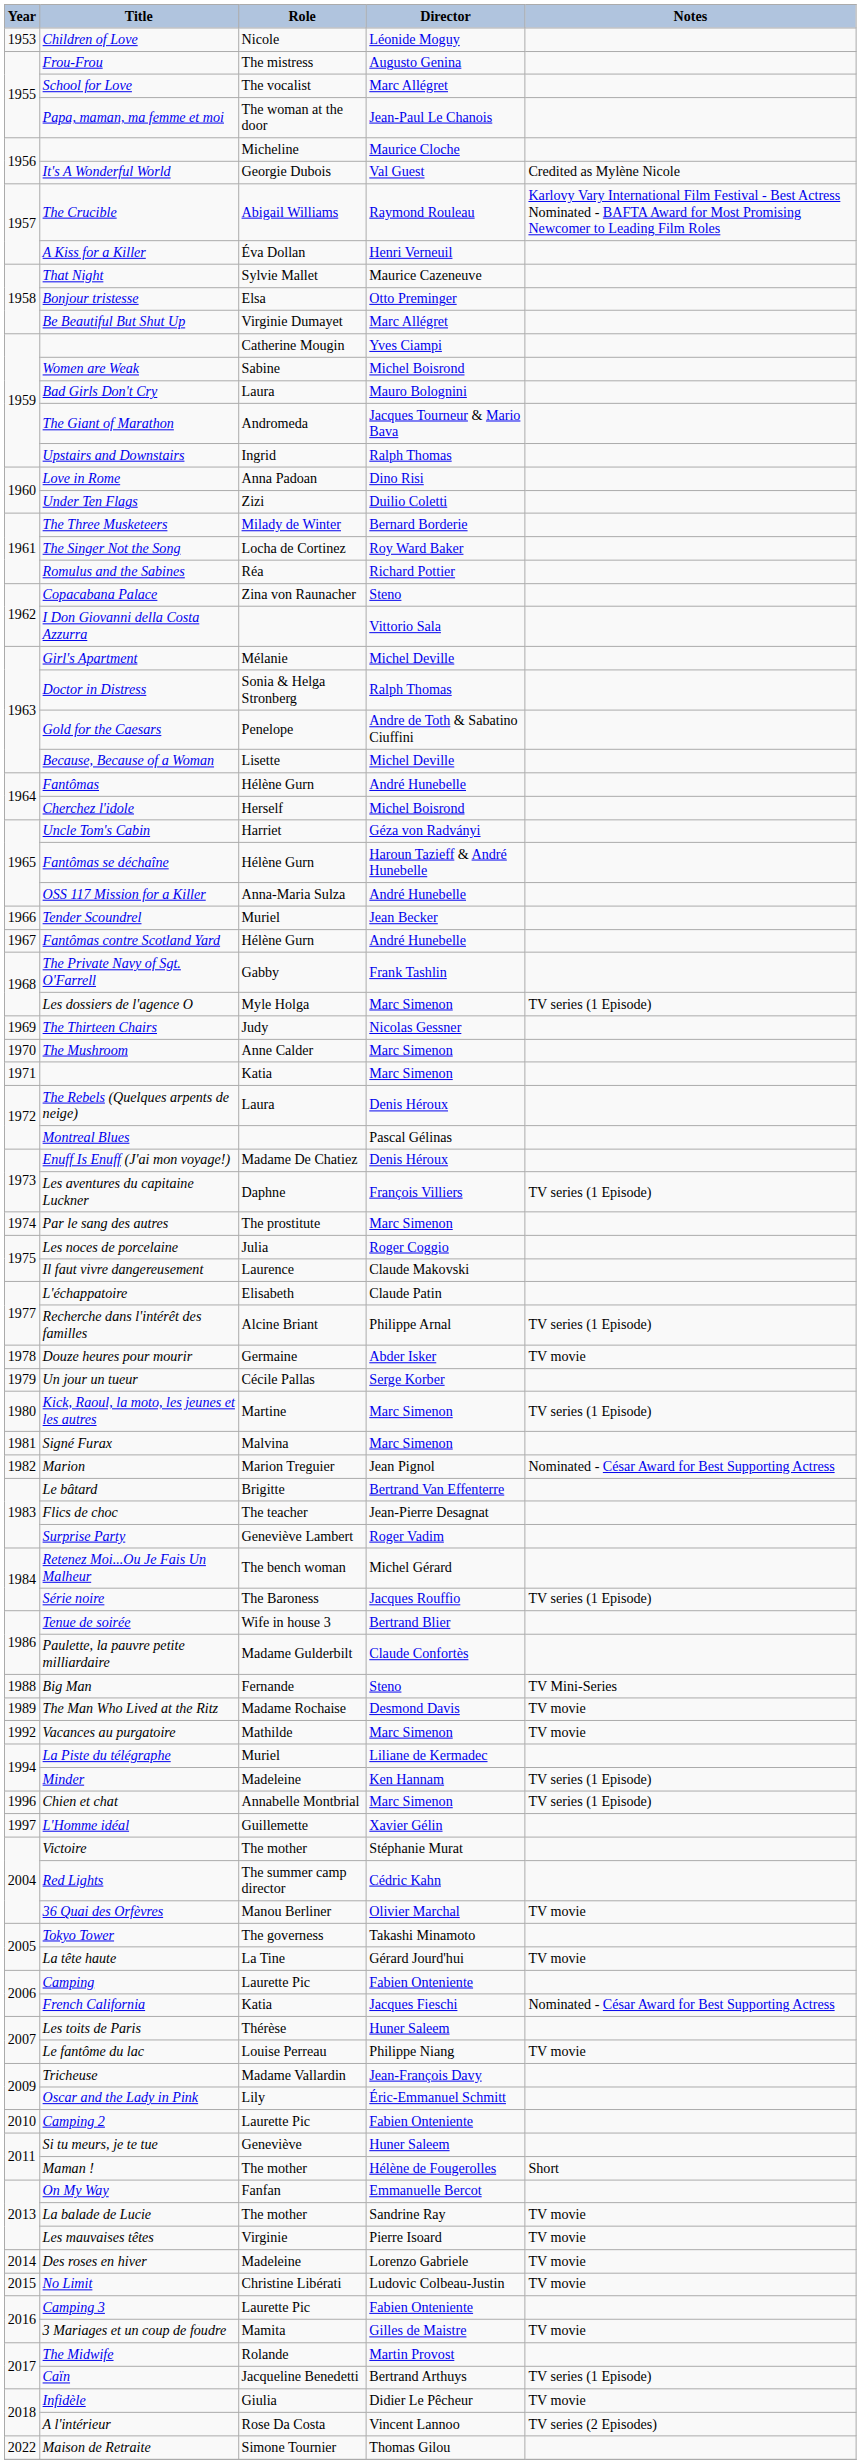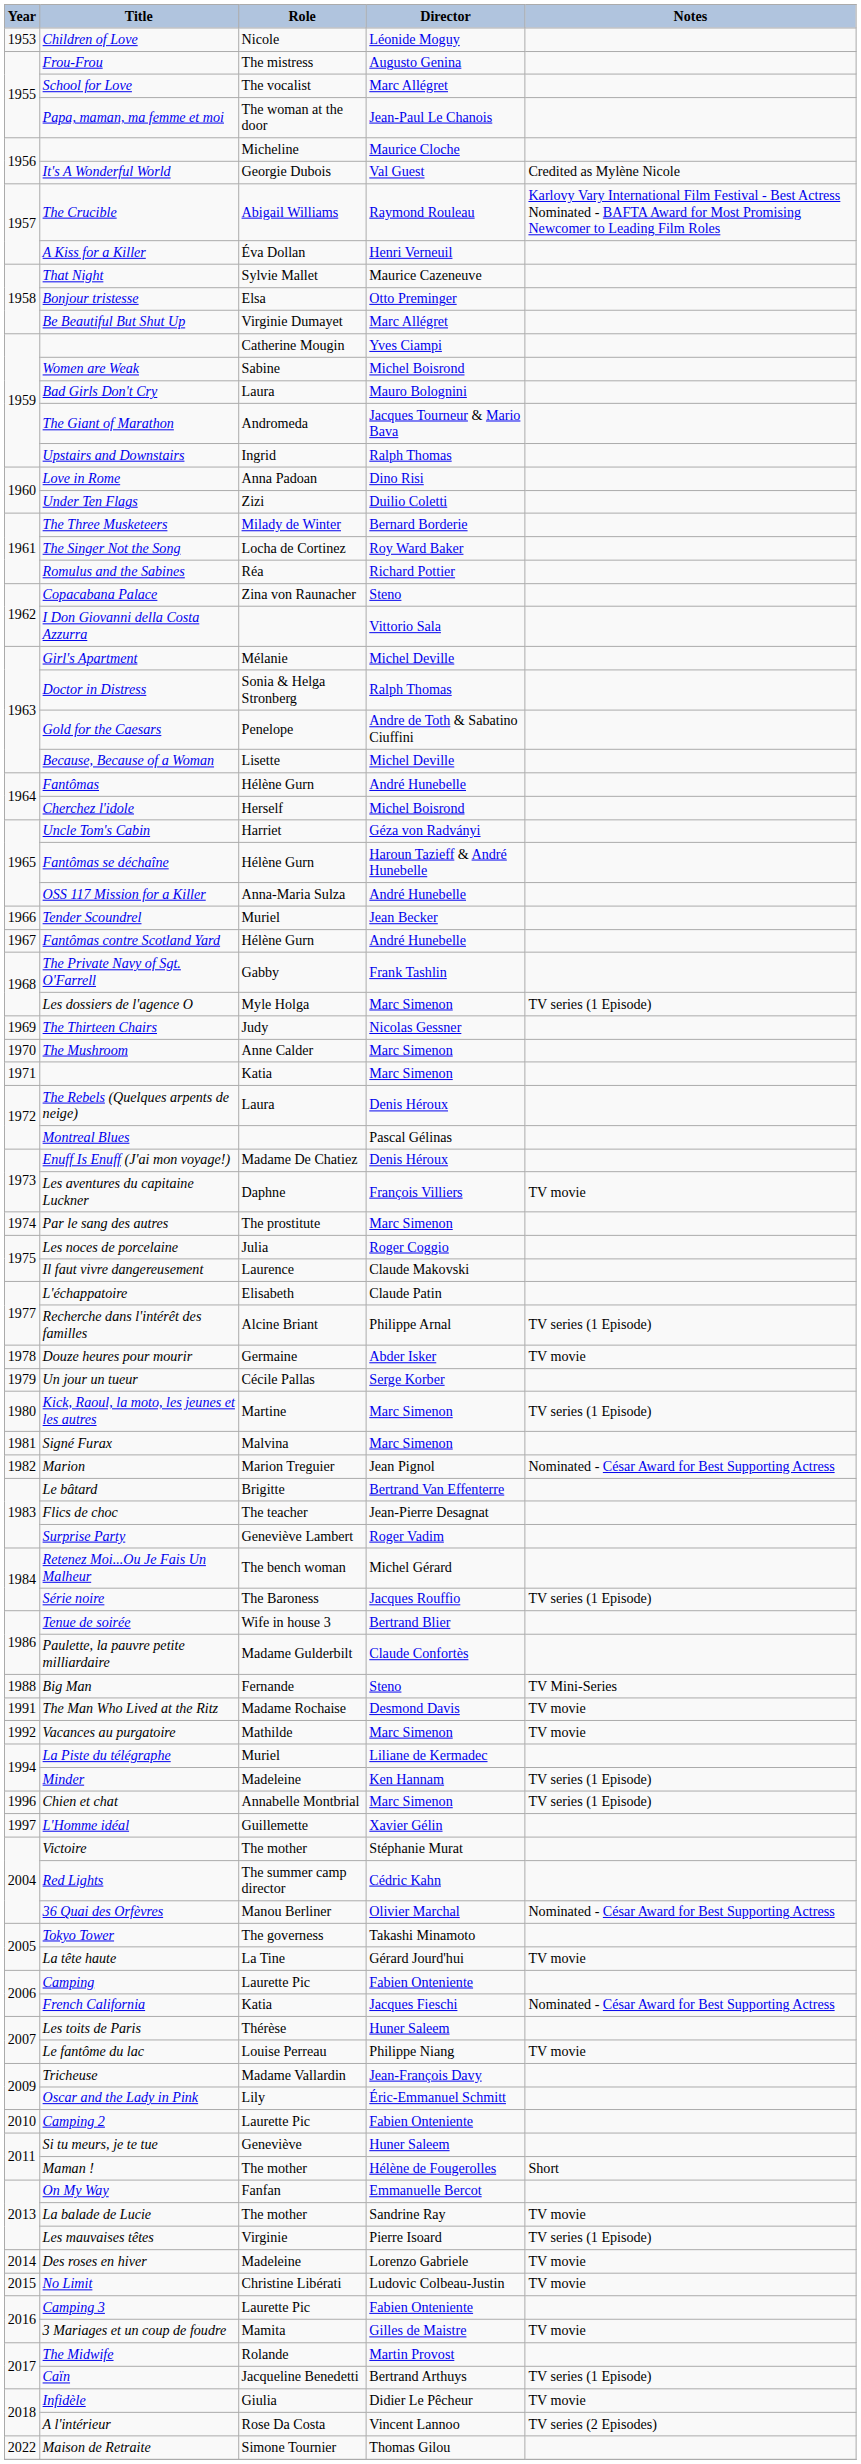(590, 1192) TV series (1 Episode) -> (557, 1192) TV movie
(22, 1709) 1989 -> (22, 1709) 1991
(557, 1912) TV movie -> (682, 1912) Nominated - César Award for Best Supporting Actress
(557, 2238) TV movie -> (590, 2238) TV series (1 Episode)
